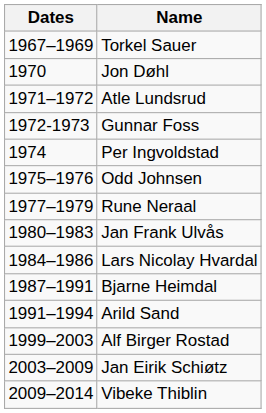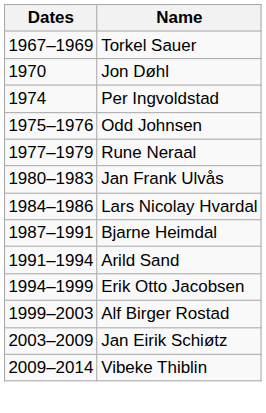- row: (153, 98)
- row: (150, 125)
+ row: (173, 286)
